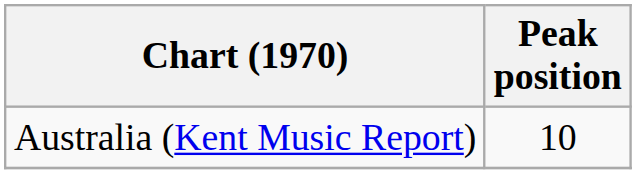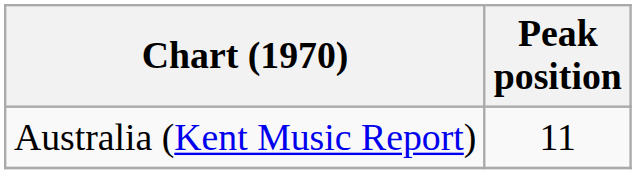(558, 136) 10 -> (558, 136) 11
